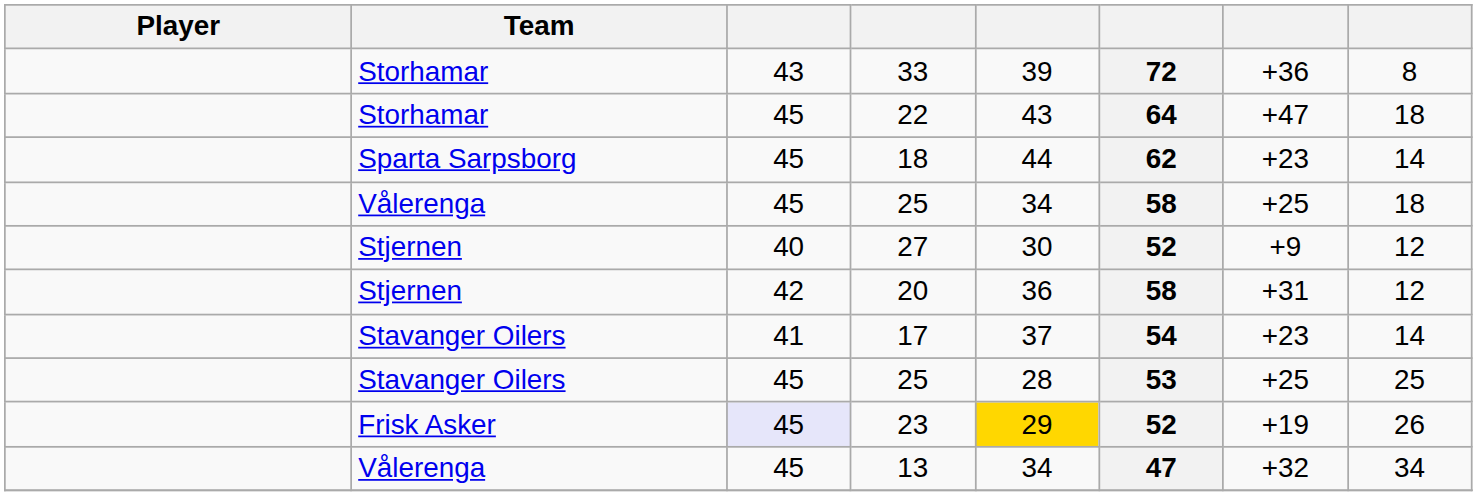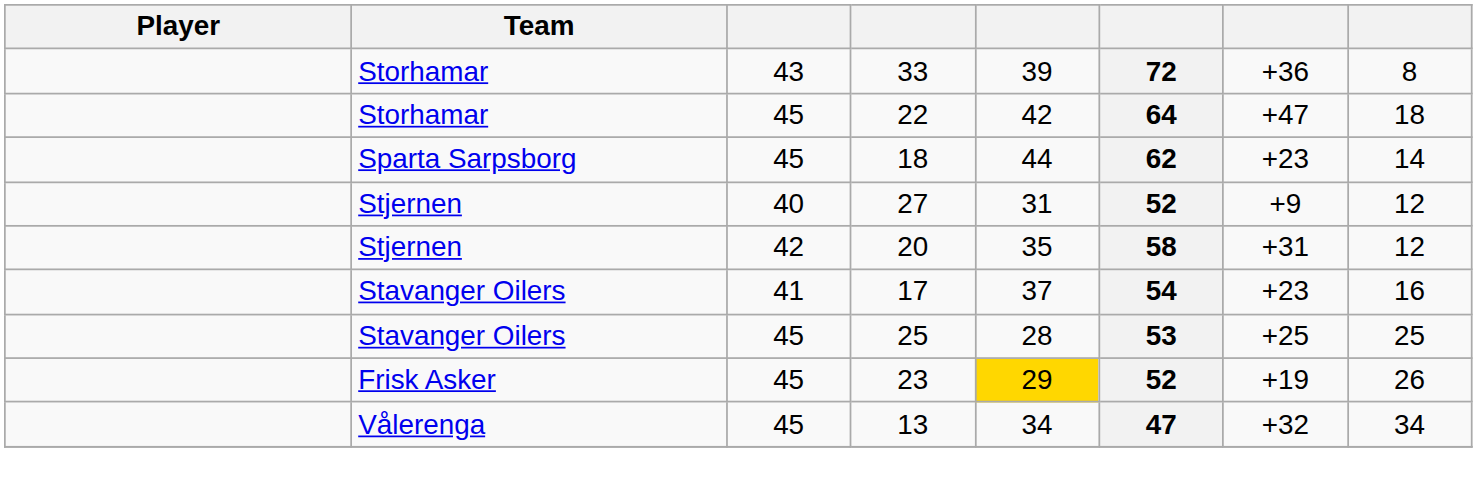(1037, 114) 43 -> (1037, 114) 42
- row: (422, 203)
(1037, 247) 30 -> (1037, 203) 31
(1037, 291) 36 -> (1037, 247) 35
(1410, 335) 14 -> (1410, 291) 16
(789, 423) lavender background -> (789, 379) no background
